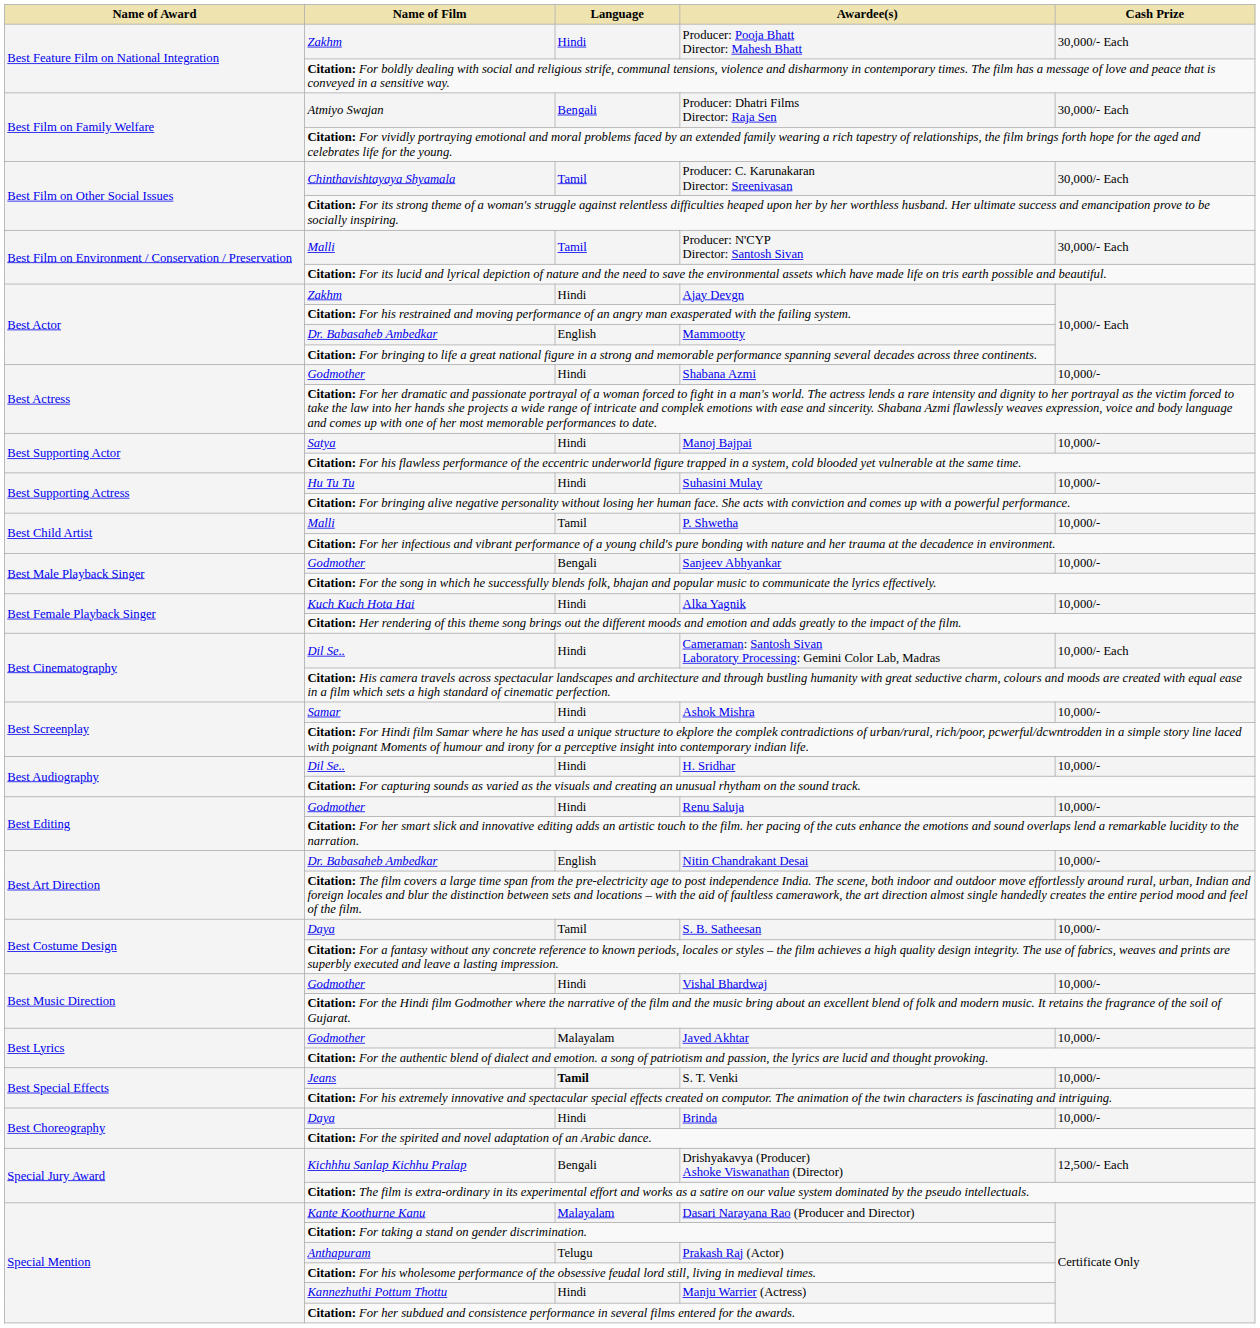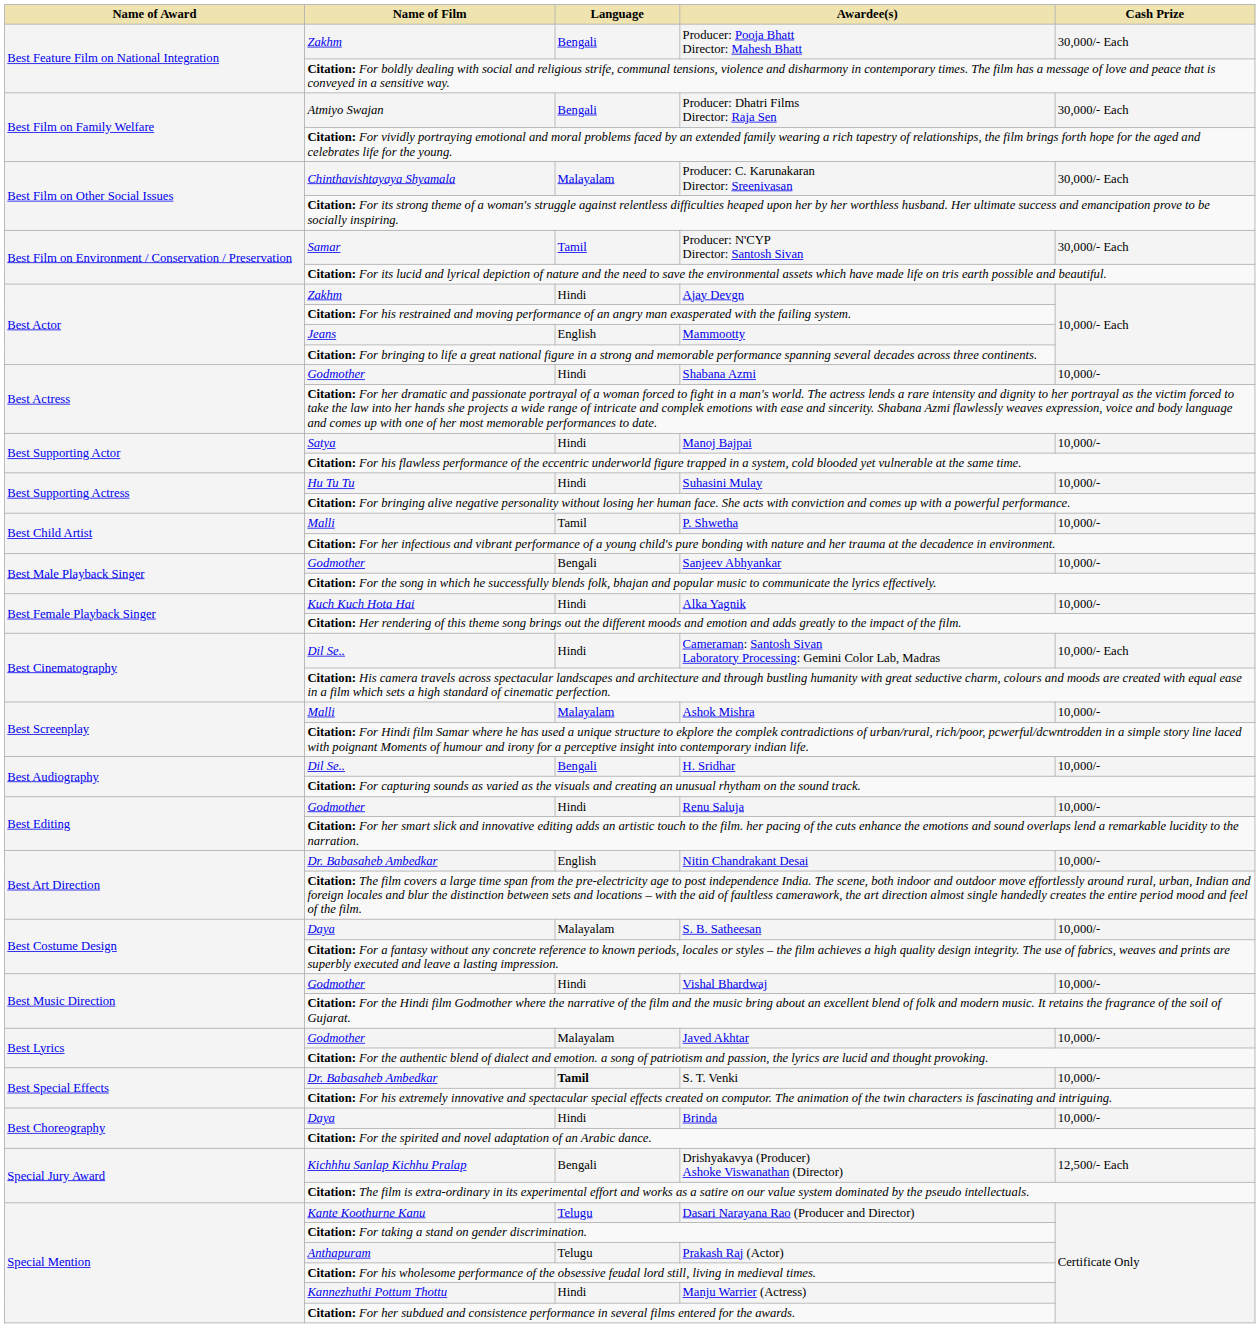(572, 41) Hindi -> (577, 41) Bengali
(572, 178) Tamil -> (586, 178) Malayalam
(321, 247) Malli -> (324, 247) Samar
(372, 334) Dr. Babasaheb Ambedkar -> (322, 334) Jeans
(324, 712) Samar -> (321, 712) Malli
(572, 712) Hindi -> (586, 712) Malayalam
(572, 766) Hindi -> (577, 766) Bengali
(572, 929) Tamil -> (586, 929) Malayalam
(322, 1078) Jeans -> (372, 1078) Dr. Babasaheb Ambedkar
(586, 1212) Malayalam -> (575, 1212) Telugu
